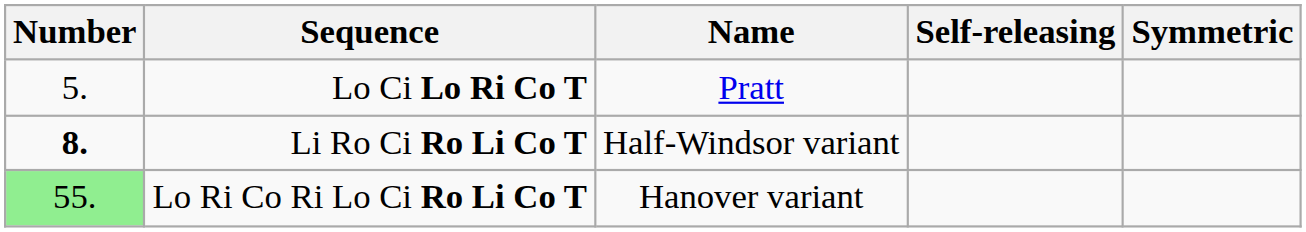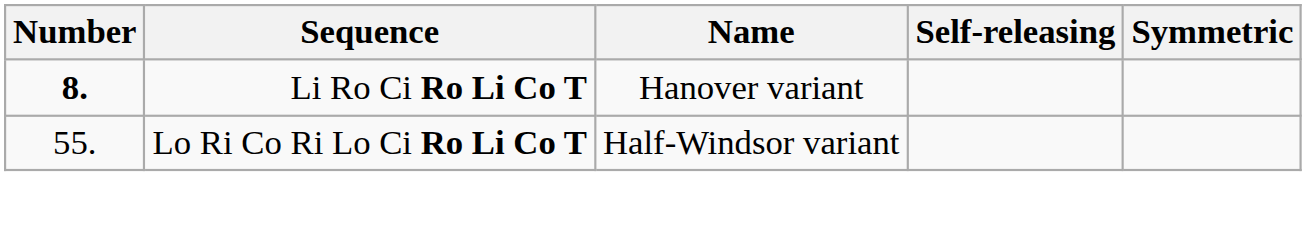- row: (459, 87)
(751, 142) Half-Windsor variant -> (751, 87) Hanover variant
(75, 197) lightgreen background -> (75, 142) no background
(751, 197) Hanover variant -> (751, 142) Half-Windsor variant
